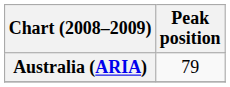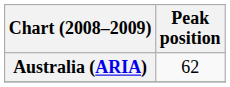(190, 67) 79 -> (190, 67) 62
